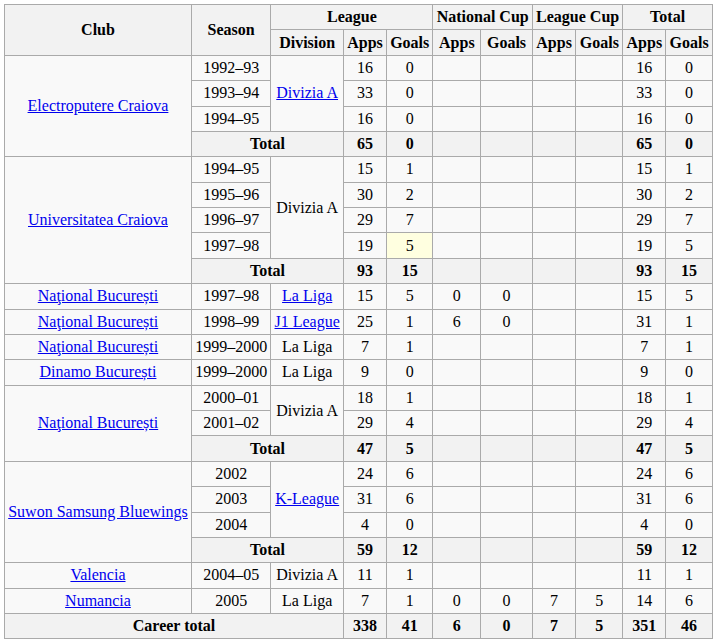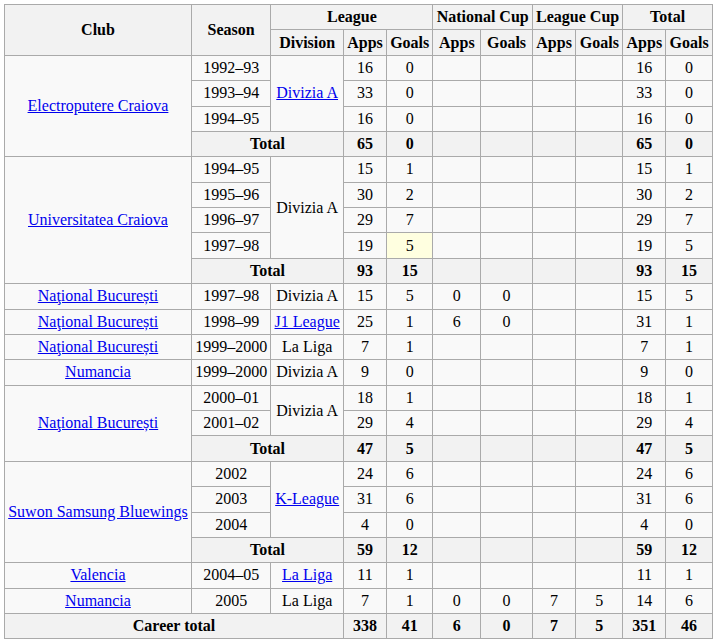(307, 296) La Liga -> (307, 296) Divizia A
(98, 372) Dinamo București -> (98, 372) Numancia
(307, 372) La Liga -> (307, 372) Divizia A
(307, 575) Divizia A -> (307, 575) La Liga
